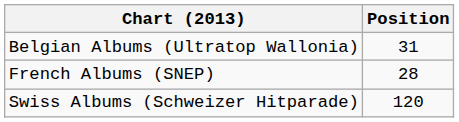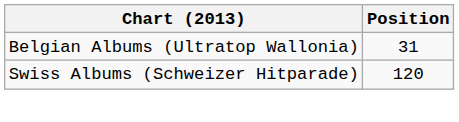- row: (112, 75)
